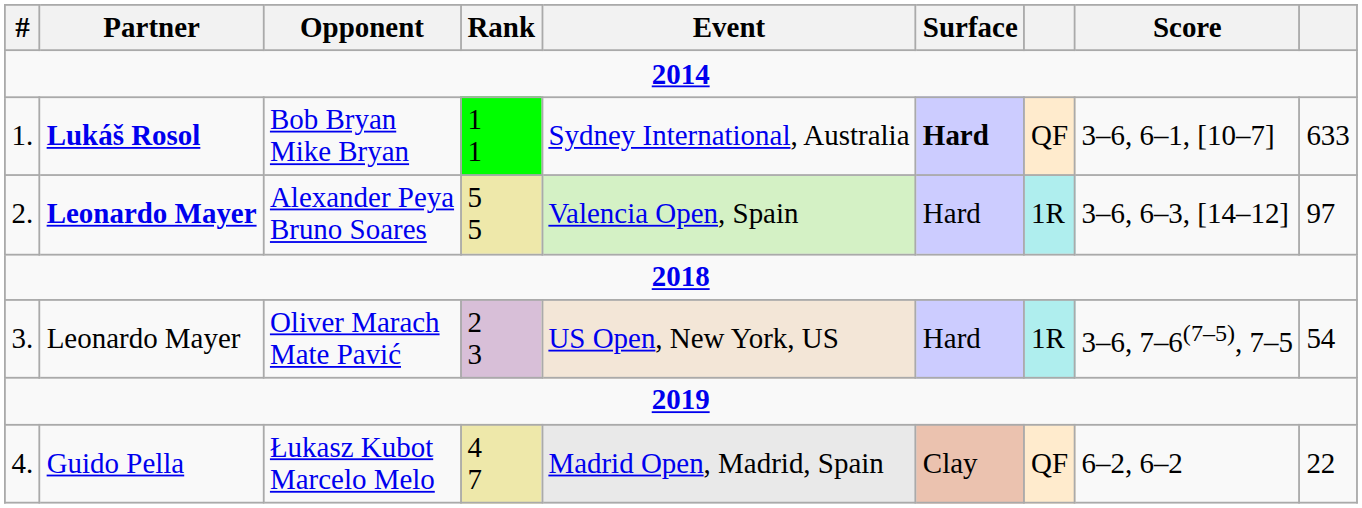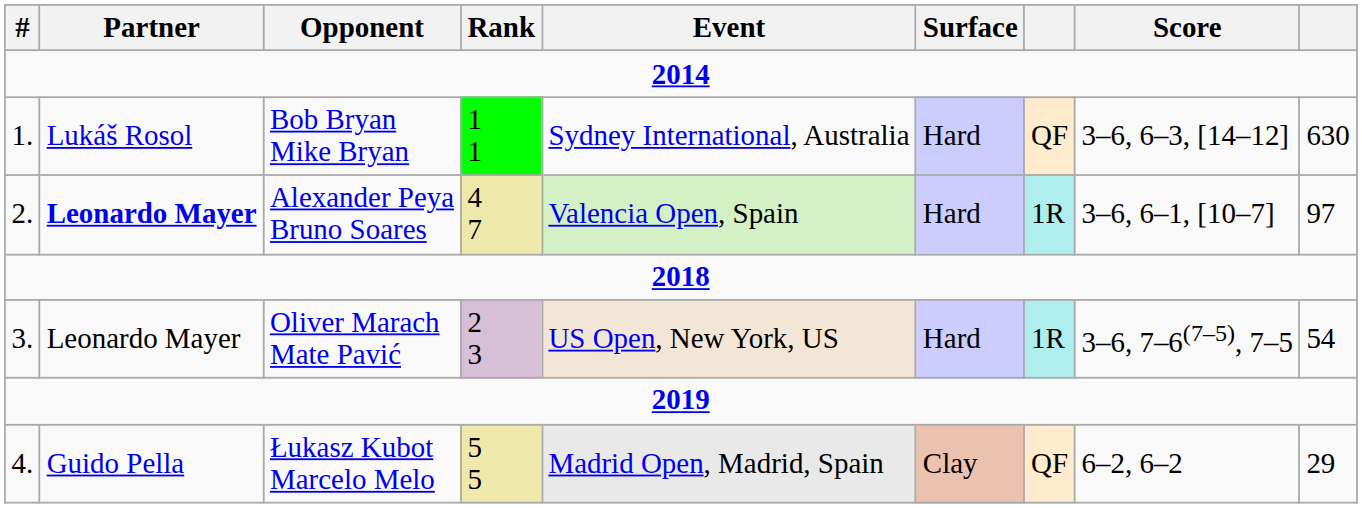(124, 135) bold -> (119, 135) normal
(956, 135) bold -> (952, 135) normal
(1178, 135) 3–6, 6–1, [10–7] -> (1185, 135) 3–6, 6–3, [14–12]
(1328, 135) 633 -> (1328, 135) 630
(475, 214) 5 5 -> (475, 214) 4 7
(1185, 214) 3–6, 6–3, [14–12] -> (1178, 214) 3–6, 6–1, [10–7]
(475, 462) 4 7 -> (475, 462) 5 5
(1321, 462) 22 -> (1321, 462) 29
